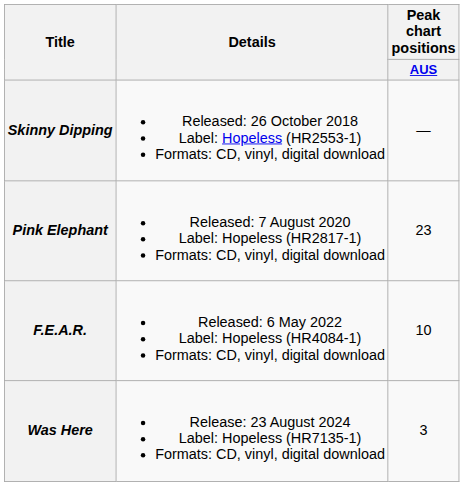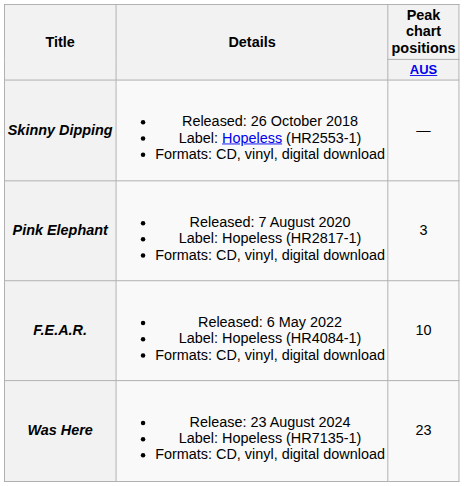(424, 230) 23 -> (424, 230) 3
(424, 431) 3 -> (424, 431) 23
